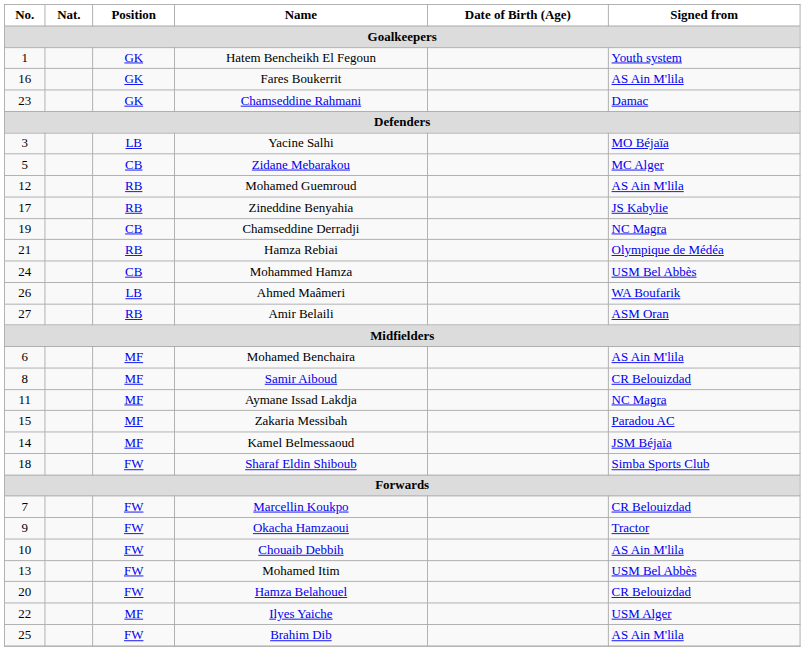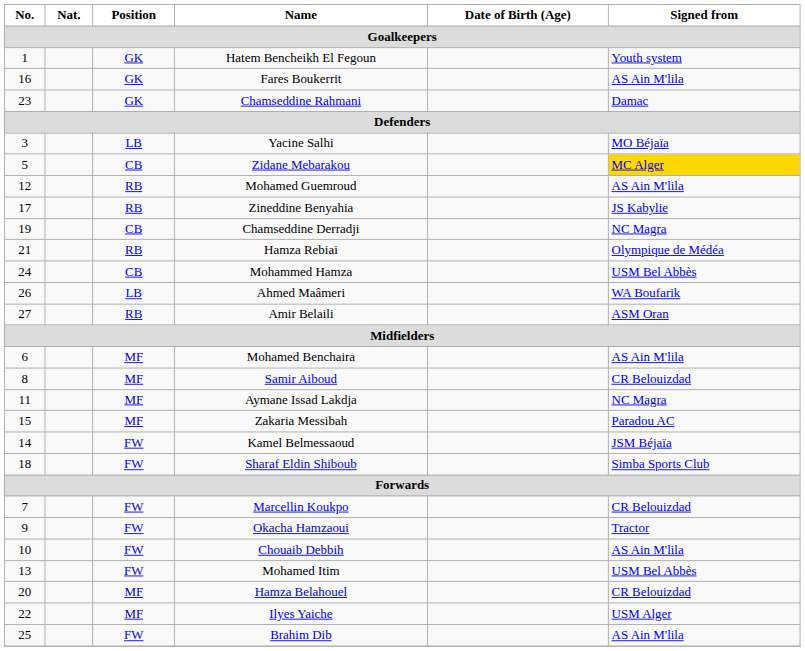(638, 165) no background -> (638, 165) gold background
(134, 443) MF -> (134, 443) FW
(134, 592) FW -> (134, 592) MF
